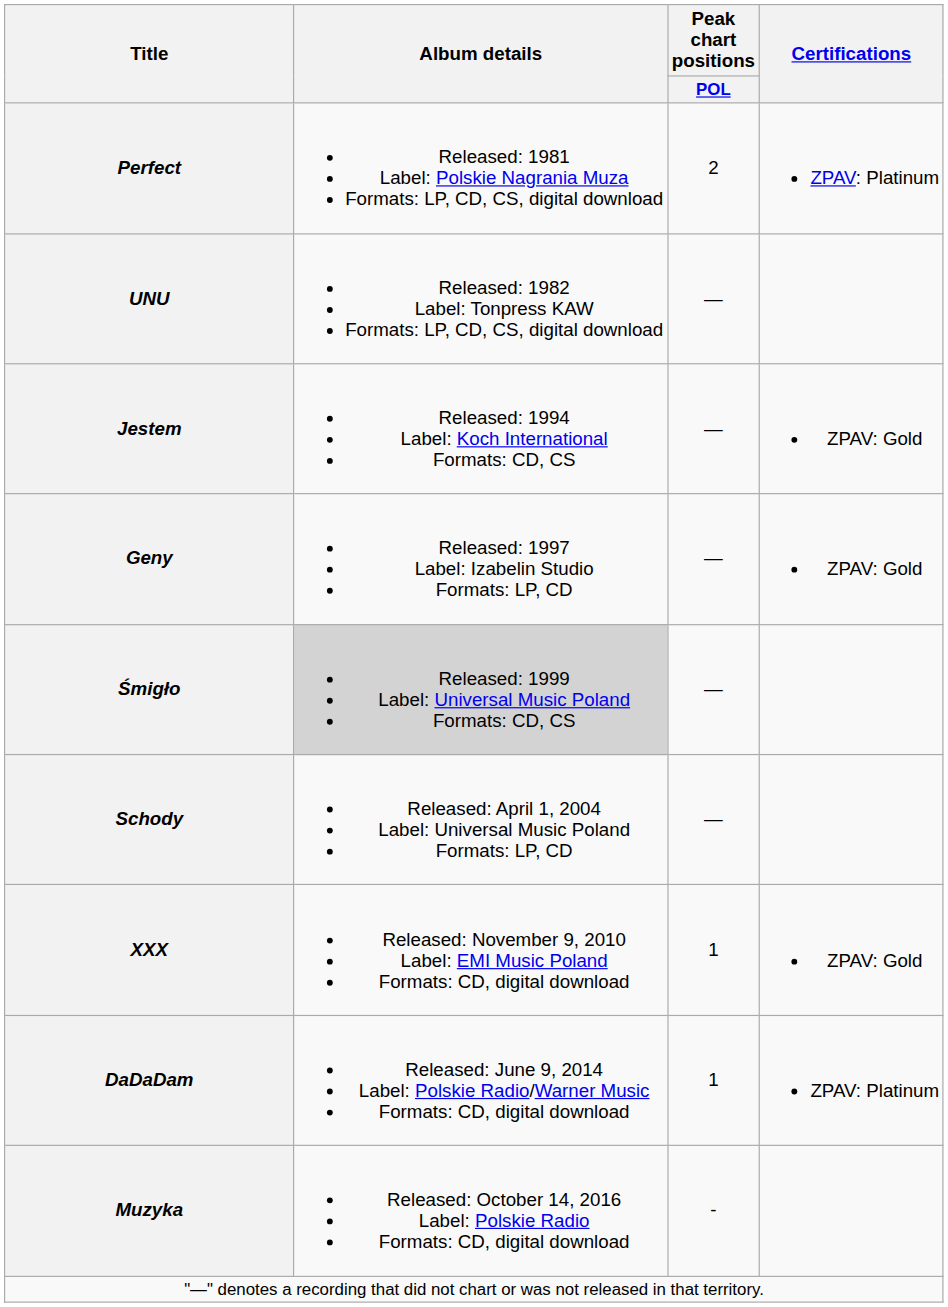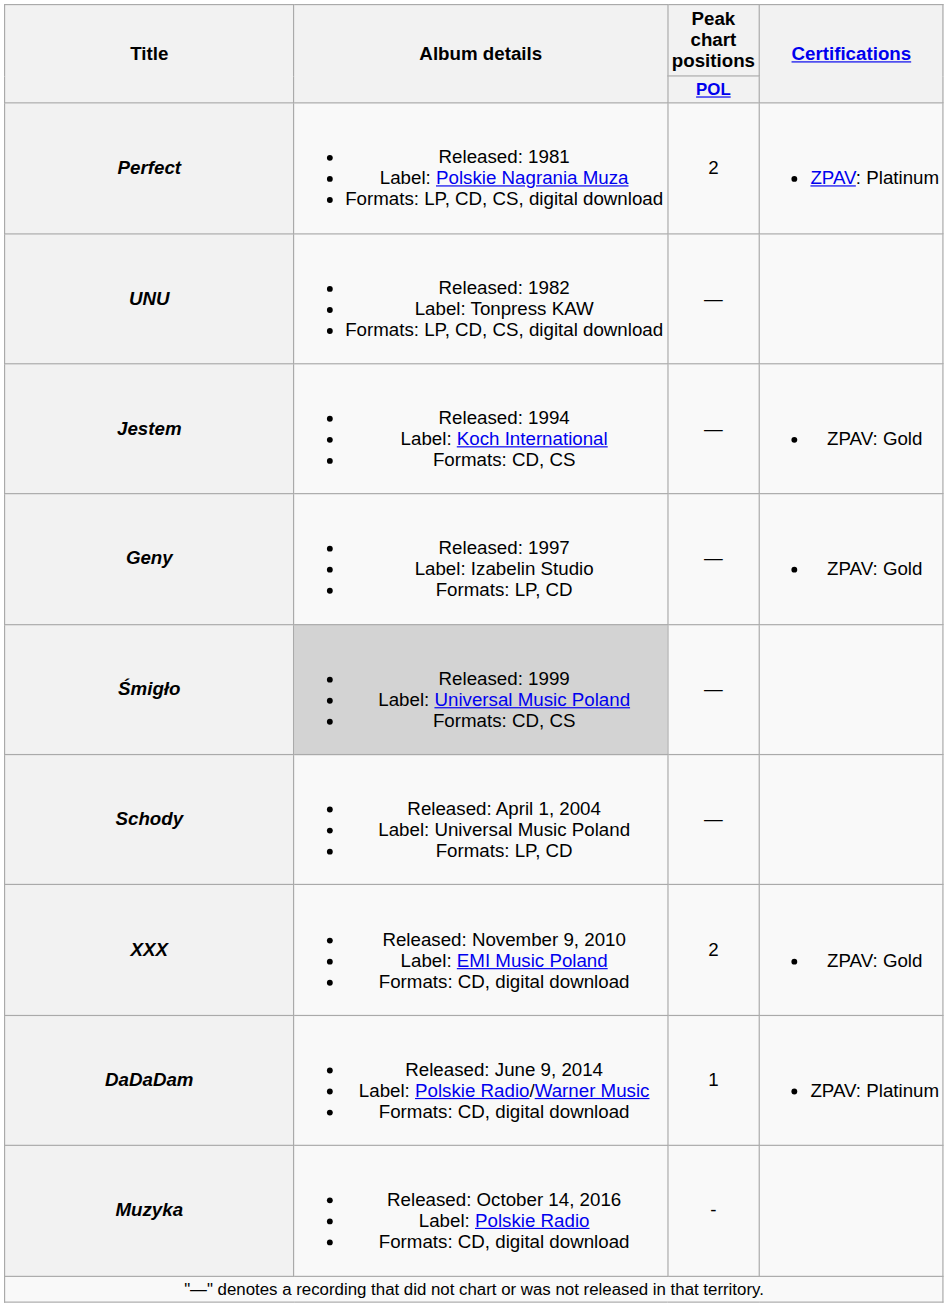(713, 949) 1 -> (713, 949) 2
